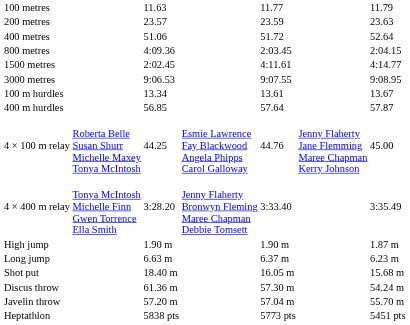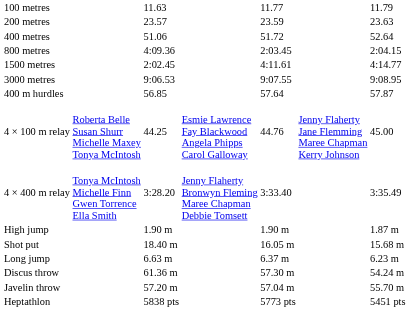- row: (34, 93)
rows swapped: (27, 258) <-> (21, 273)
